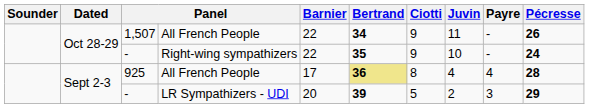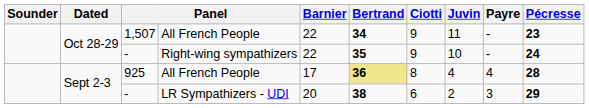(533, 34) 26 -> (533, 34) 23
(359, 93) 39 -> (359, 93) 38
(414, 93) 5 -> (414, 93) 6
